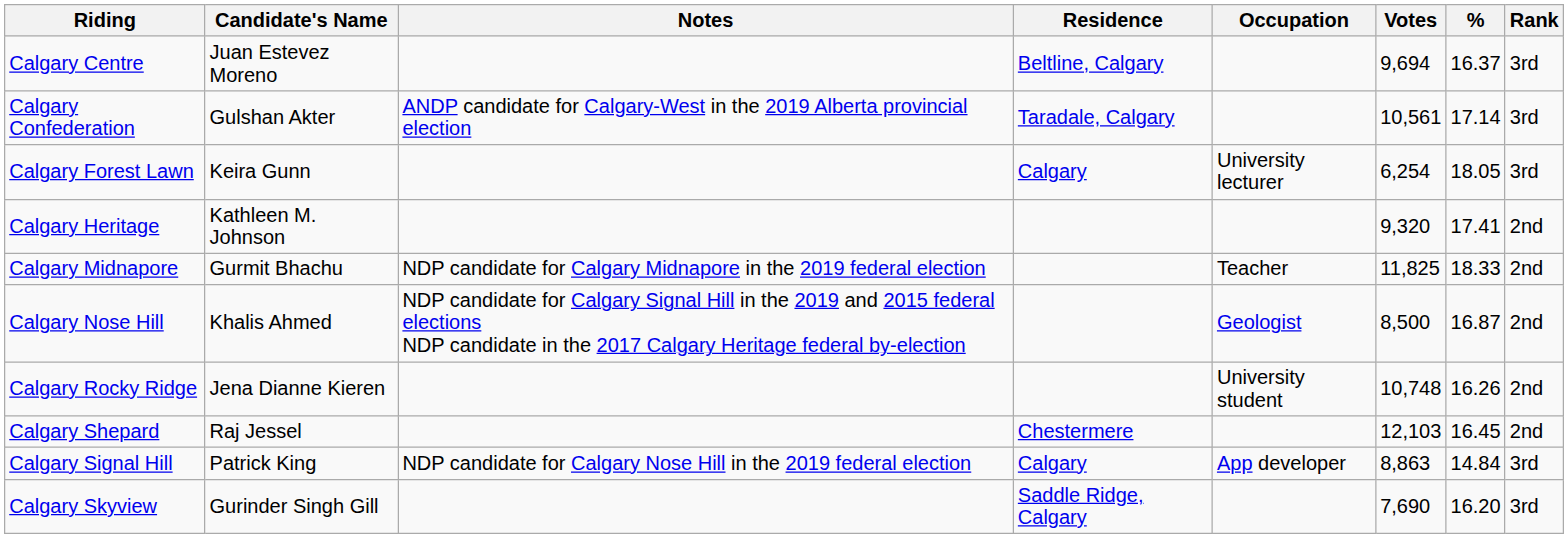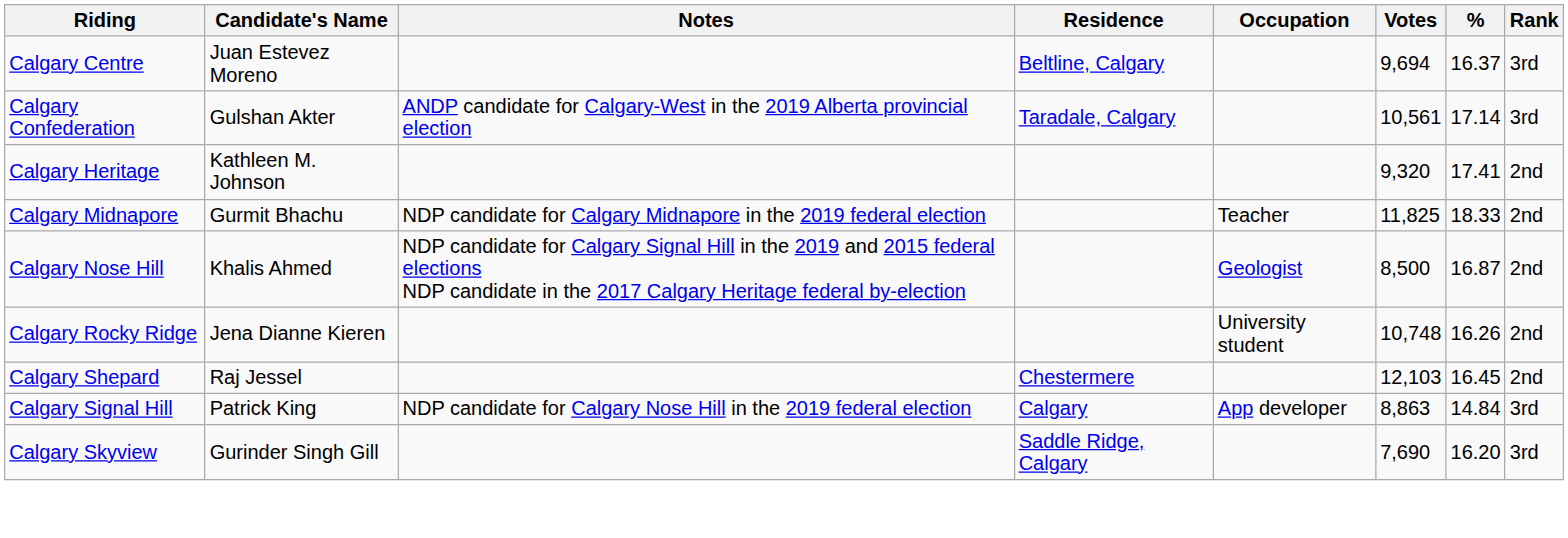- row: (102, 171)
